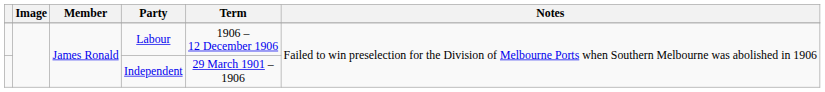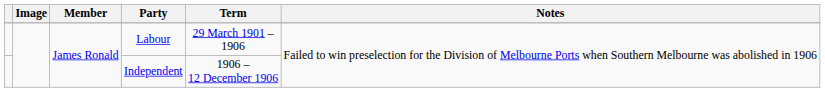(233, 39) 1906 – 12 December 1906 -> (233, 39) 29 March 1901 – 1906
(233, 71) 29 March 1901 – 1906 -> (233, 71) 1906 – 12 December 1906
